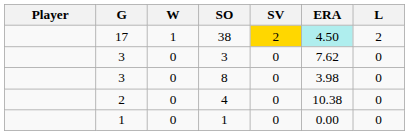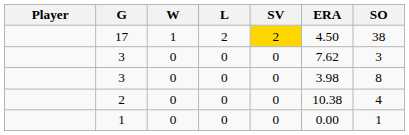columns swapped: (379, 15) <-> (224, 15)
(327, 36) paleturquoise background -> (327, 36) no background
